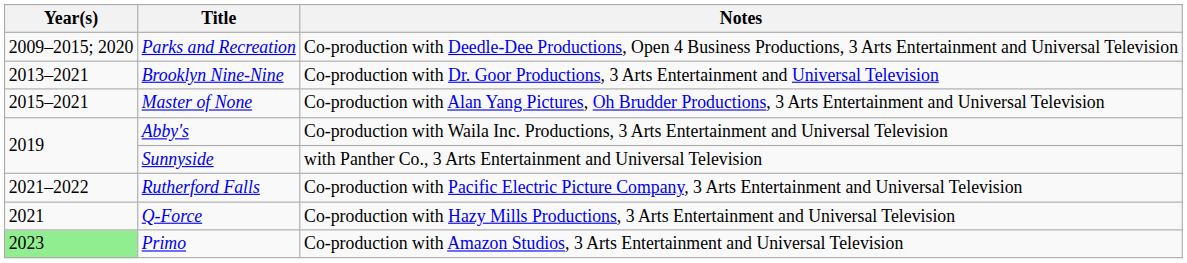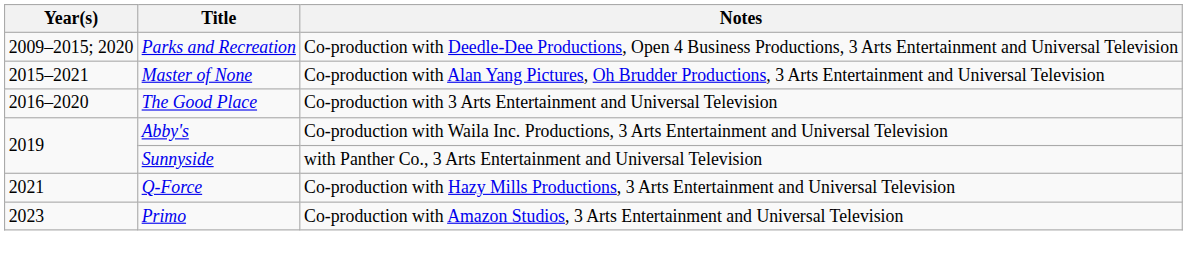- row: (213, 74)
+ row: (199, 103)
- row: (201, 187)
(26, 243) lightgreen background -> (26, 215) no background
